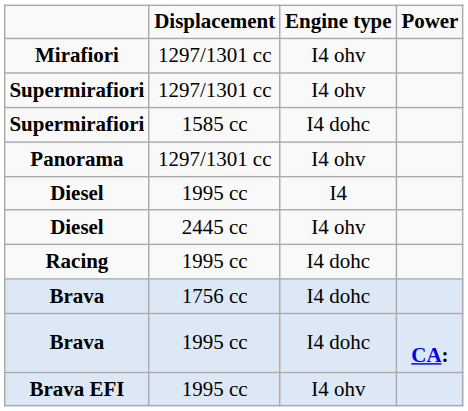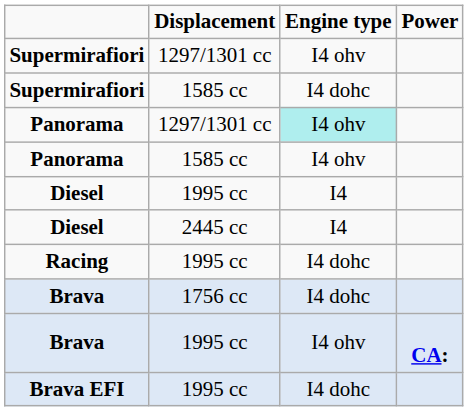- row: (77, 55)
(338, 158) no background -> (338, 124) paleturquoise background
+ row: (77, 158)
(338, 227) I4 ohv -> (338, 227) I4
(338, 342) I4 dohc -> (338, 342) I4 ohv
(338, 388) I4 ohv -> (338, 388) I4 dohc
